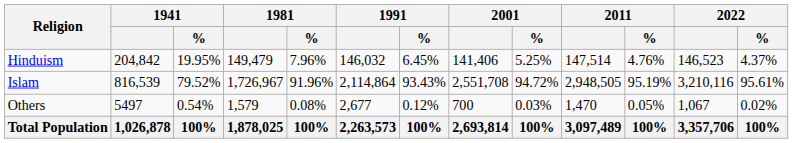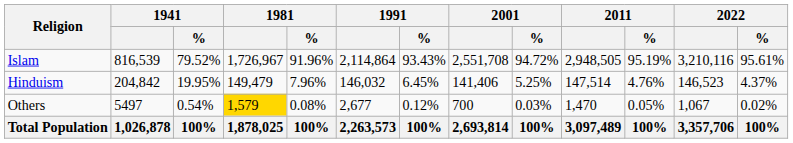rows swapped: (23, 82) <-> (35, 60)
(243, 104) no background -> (243, 104) gold background
